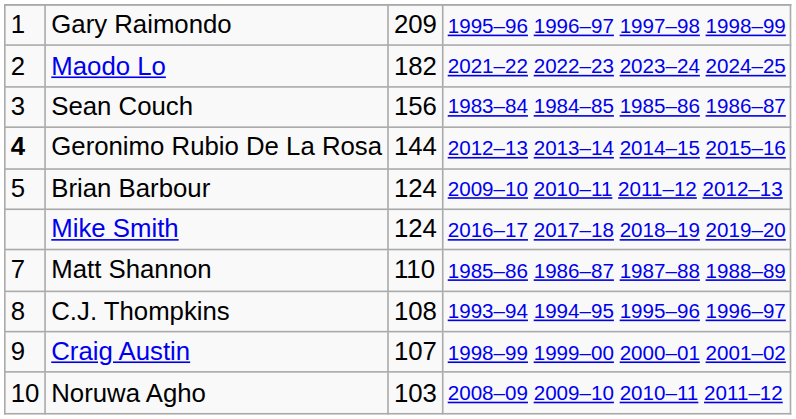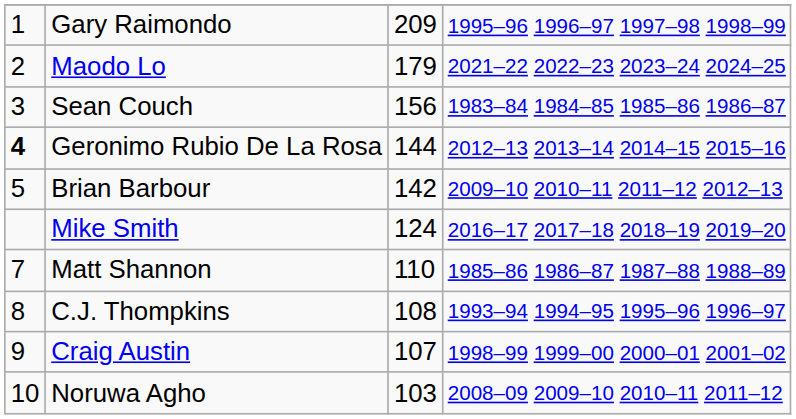(415, 65) 182 -> (415, 65) 179
(415, 188) 124 -> (415, 188) 142
